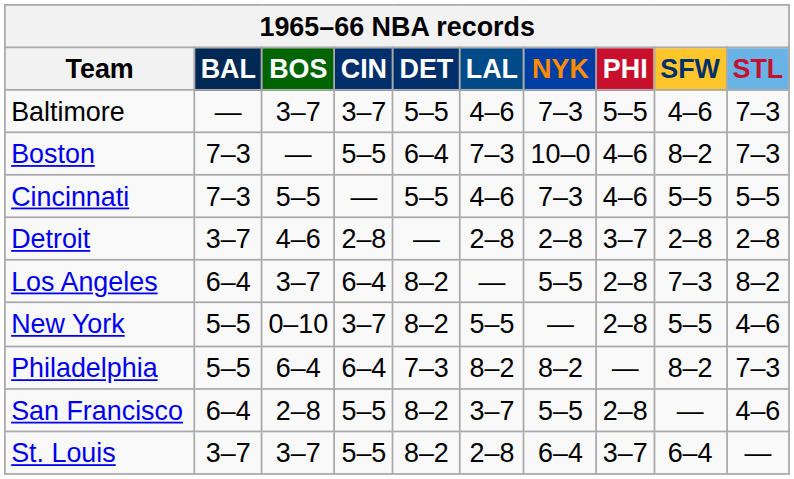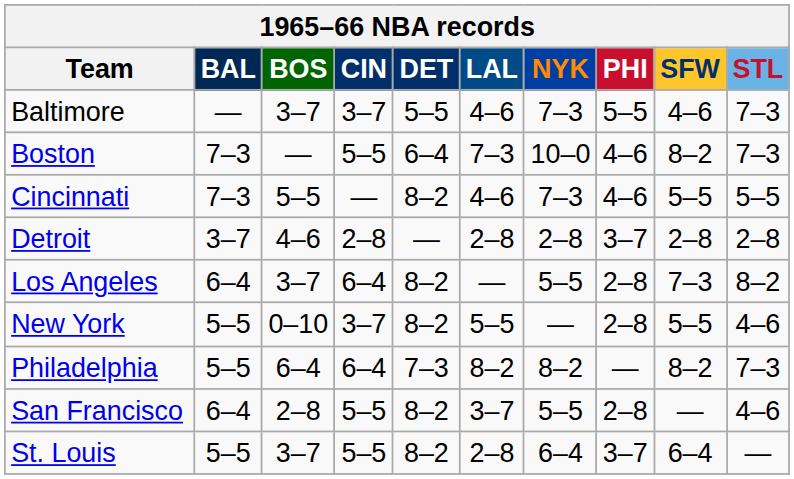(426, 197) 5–5 -> (426, 197) 8–2
(228, 452) 3–7 -> (228, 452) 5–5
